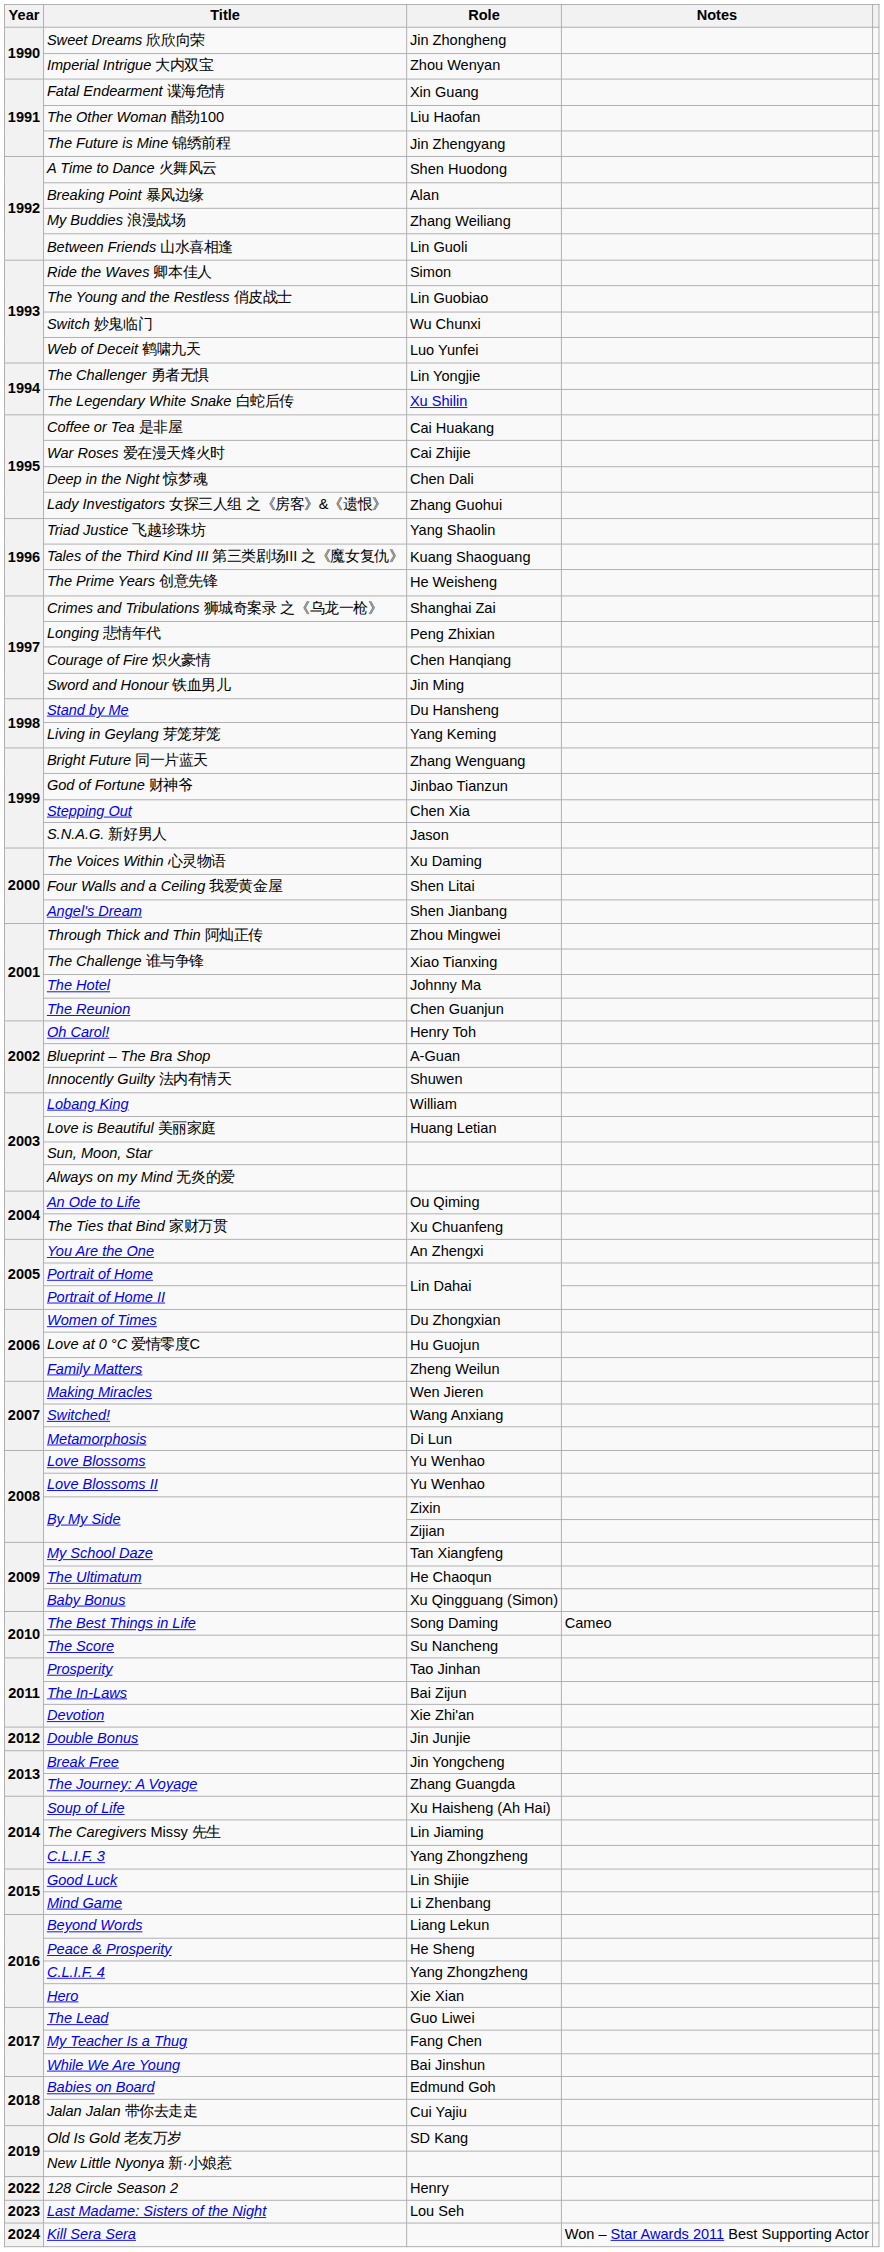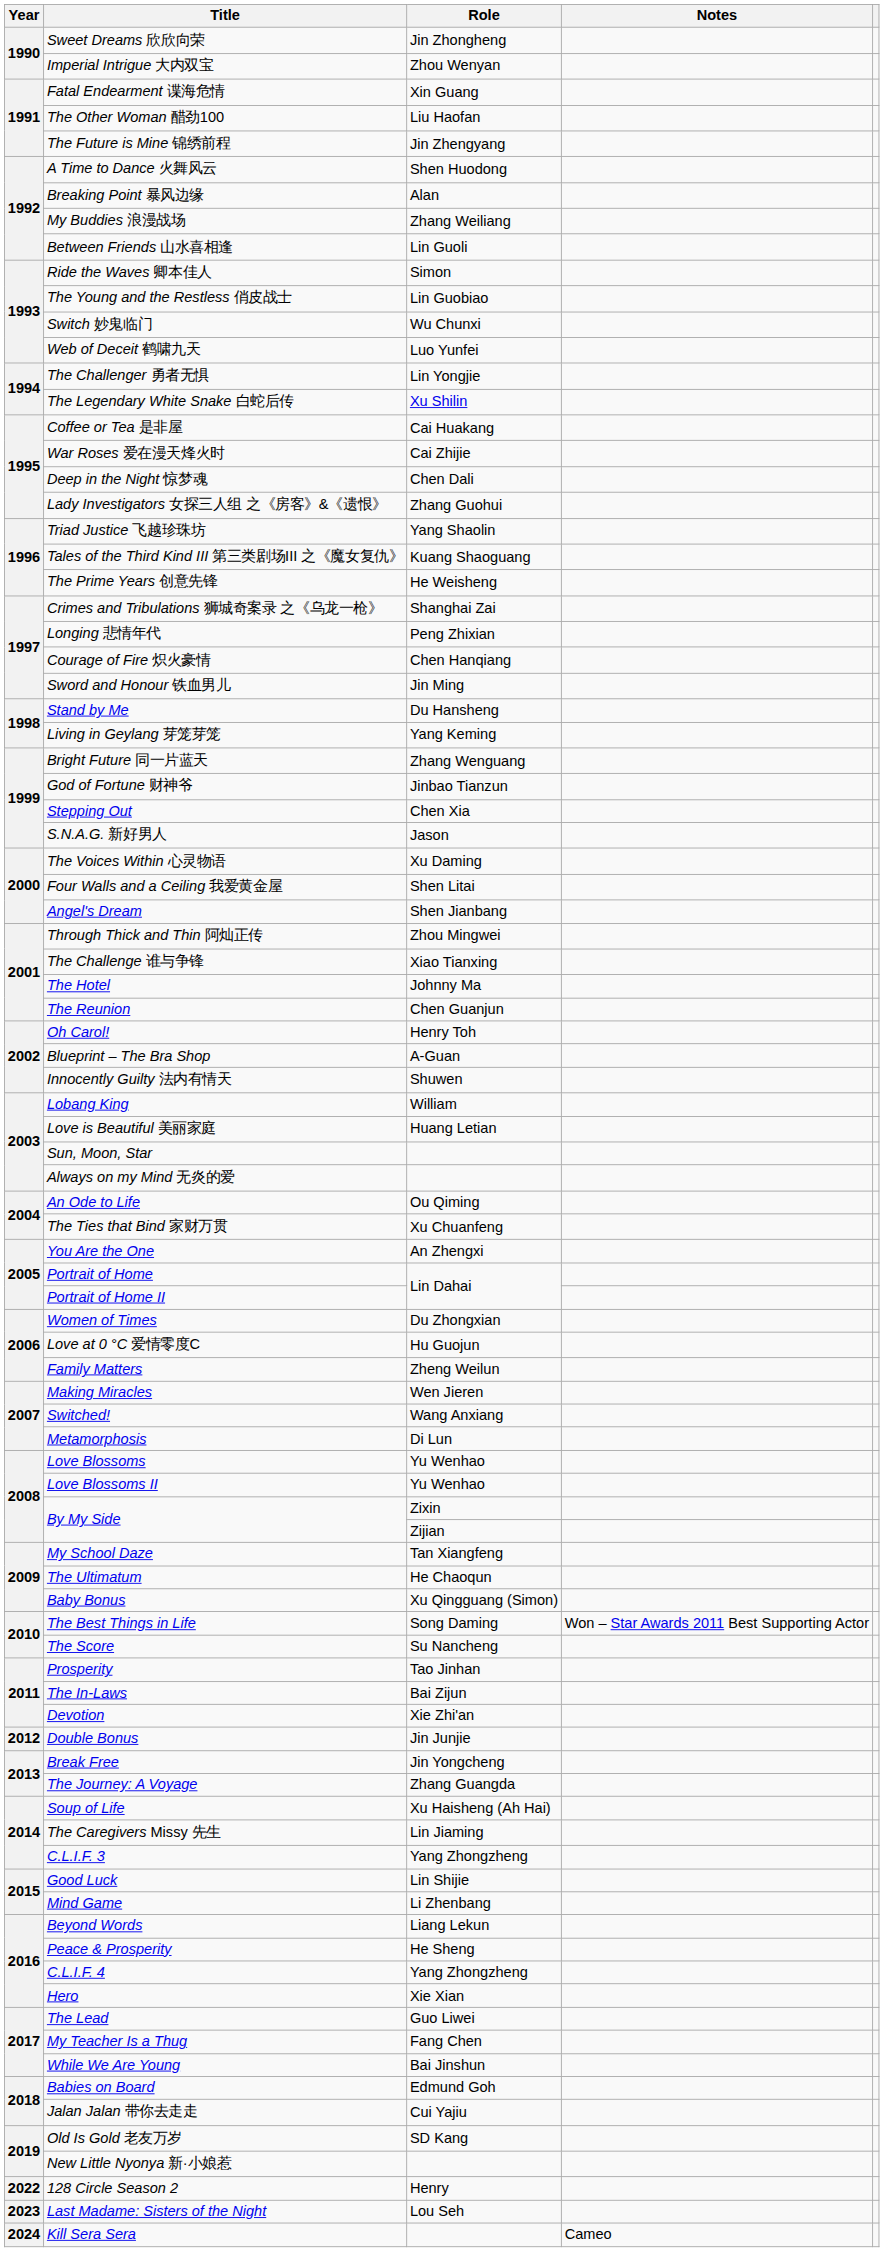(588, 1623) Cameo -> (717, 1623) Won – Star Awards 2011 Best Supporting Actor
(717, 2234) Won – Star Awards 2011 Best Supporting Actor -> (588, 2234) Cameo
